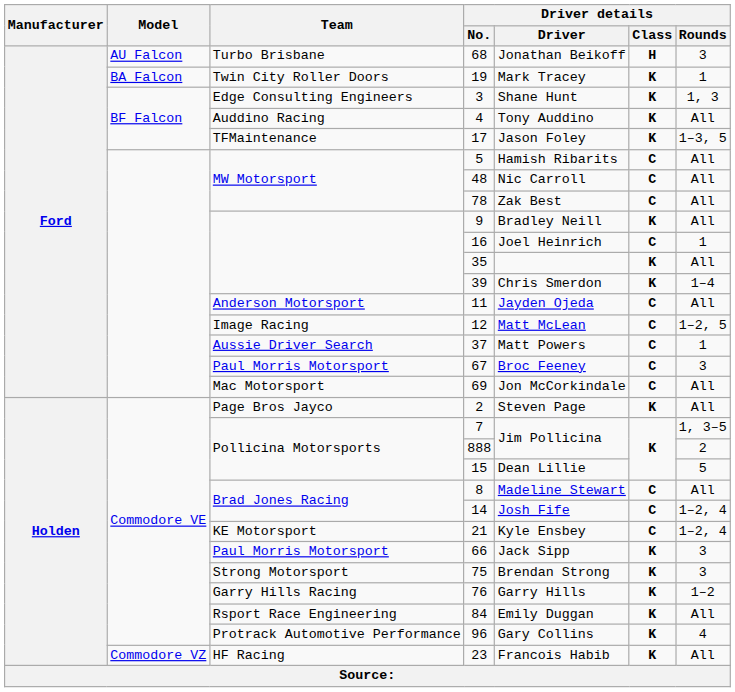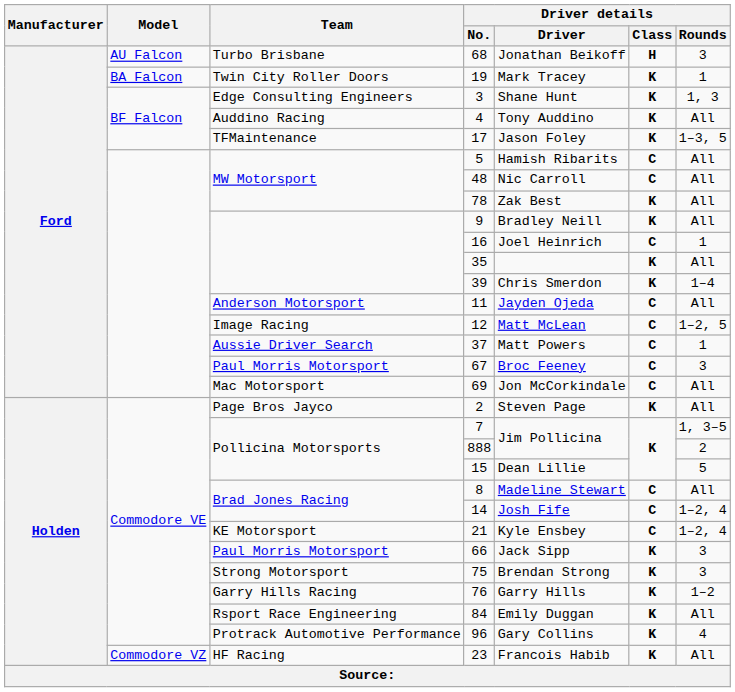(652, 201) C -> (652, 201) K
